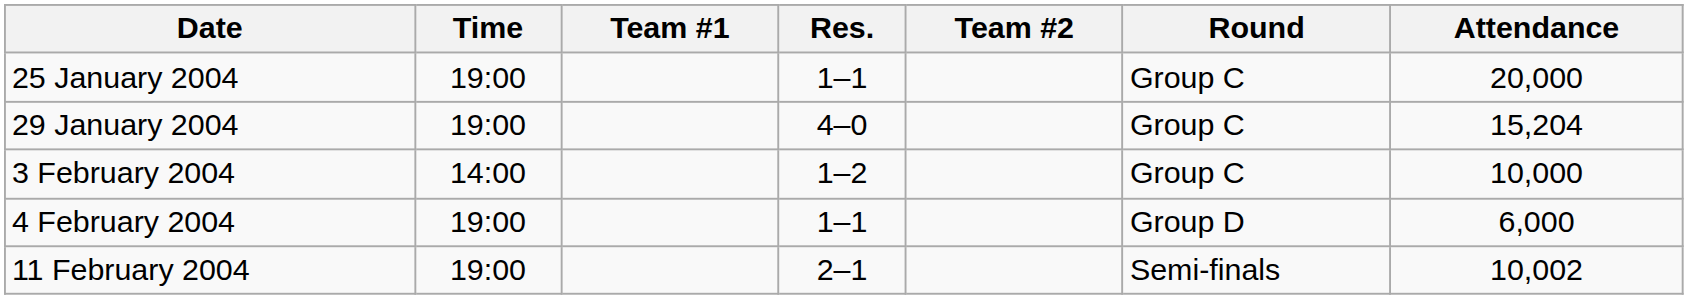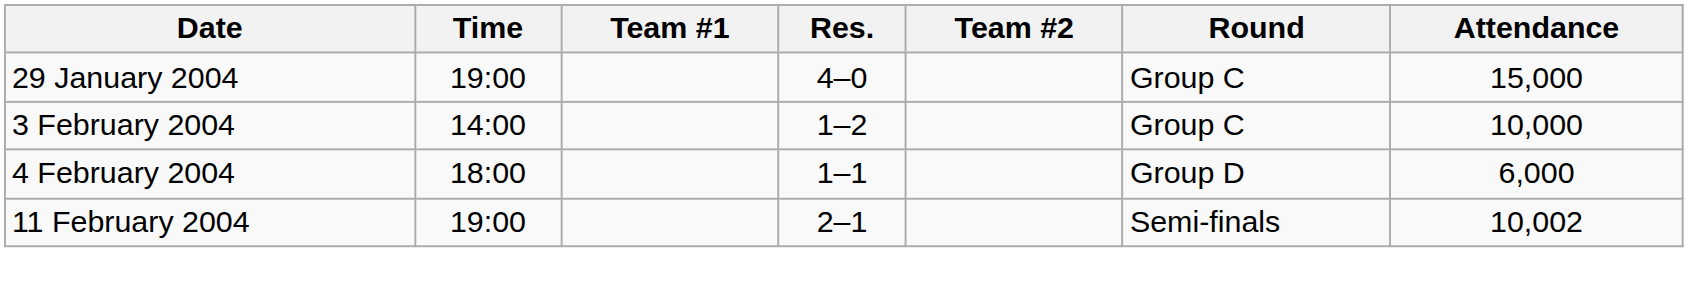- row: (125, 76)
(1536, 125) 15,204 -> (1536, 76) 15,000
(488, 221) 19:00 -> (488, 173) 18:00
